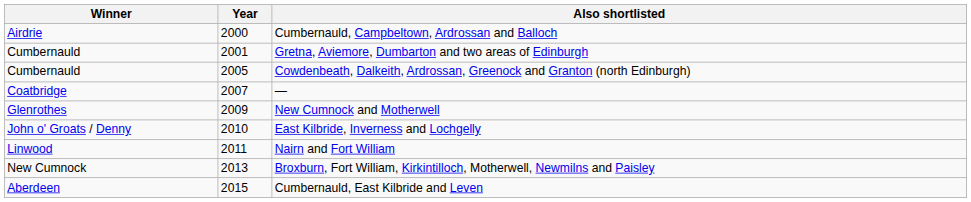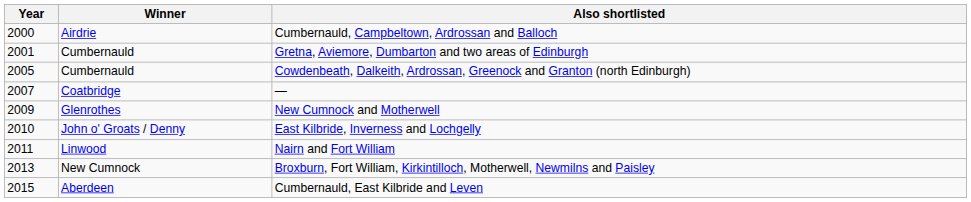columns swapped: (245, 14) <-> (111, 14)
